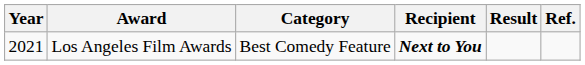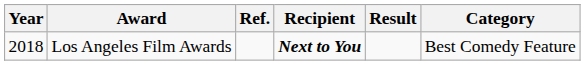columns swapped: (315, 18) <-> (561, 18)
(26, 45) 2021 -> (26, 45) 2018
